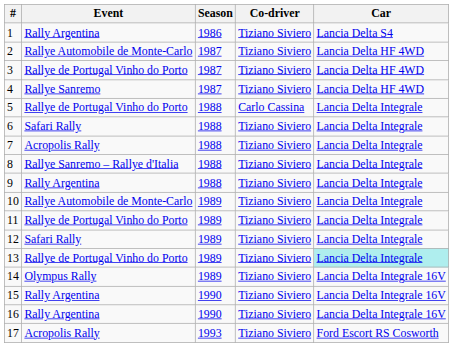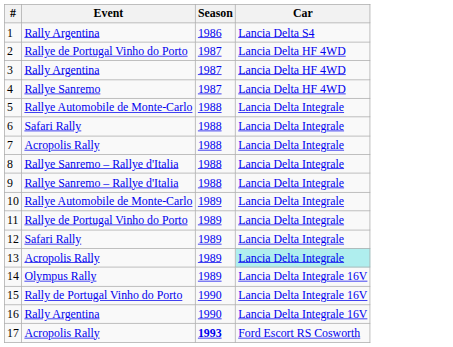- column: (275, 13)
(108, 51) Rallye Automobile de Monte-Carlo -> (106, 51) Rallye de Portugal Vinho do Porto
(106, 70) Rallye de Portugal Vinho do Porto -> (62, 70) Rally Argentina
(106, 107) Rallye de Portugal Vinho do Porto -> (108, 107) Rallye Automobile de Monte-Carlo
(62, 182) Rally Argentina -> (101, 182) Rallye Sanremo – Rallye d'Italia
(106, 257) Rallye de Portugal Vinho do Porto -> (62, 257) Acropolis Rally
(62, 295) Rally Argentina -> (103, 295) Rally de Portugal Vinho do Porto
(210, 333) normal -> (210, 333) bold
